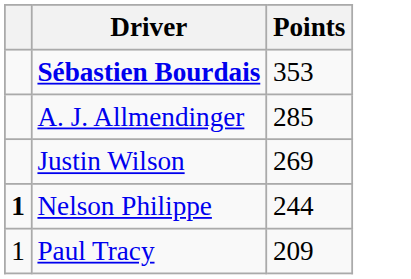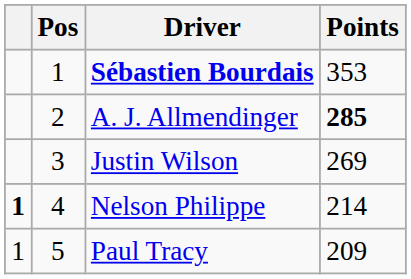+ column: (58, 27)
(293, 116) normal -> (347, 116) bold
(293, 206) 244 -> (347, 206) 214
